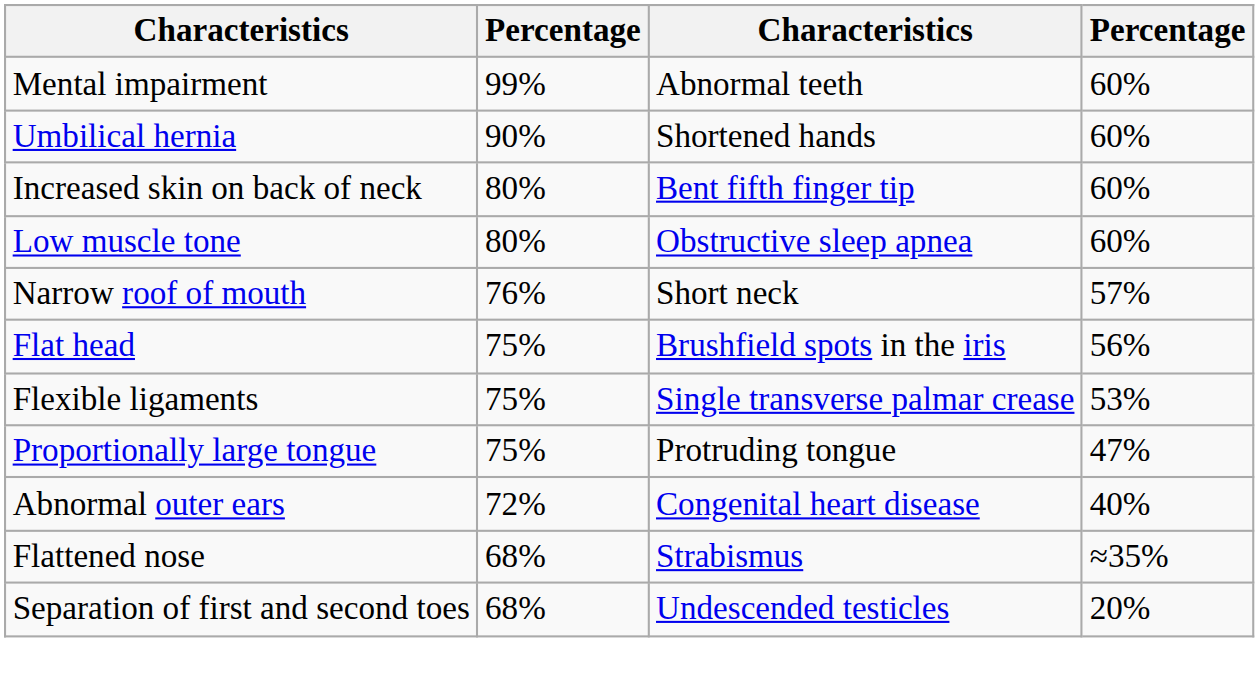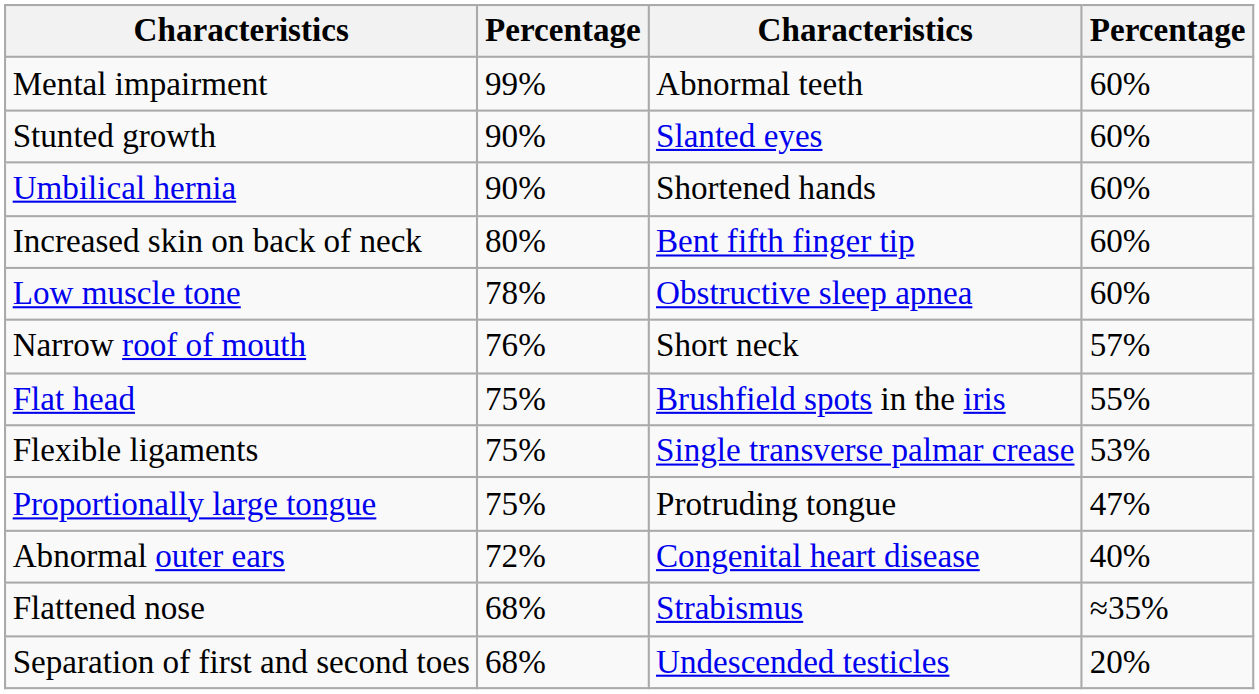+ row: (114, 135)
(515, 240) 80% -> (515, 293) 78%
(1120, 345) 56% -> (1120, 398) 55%
